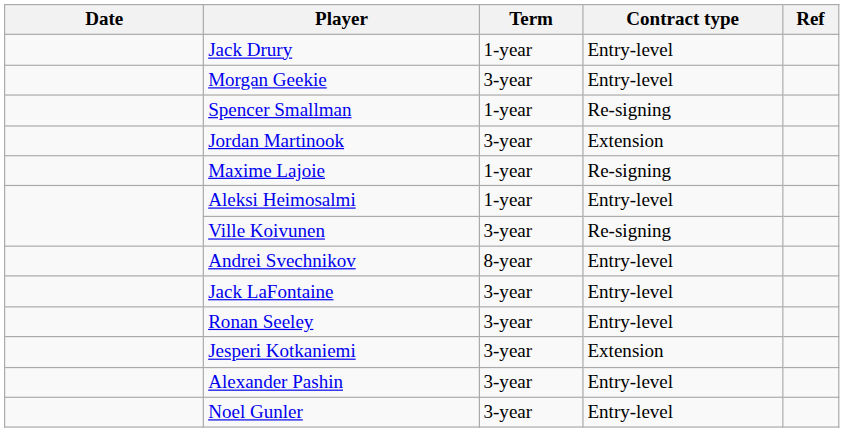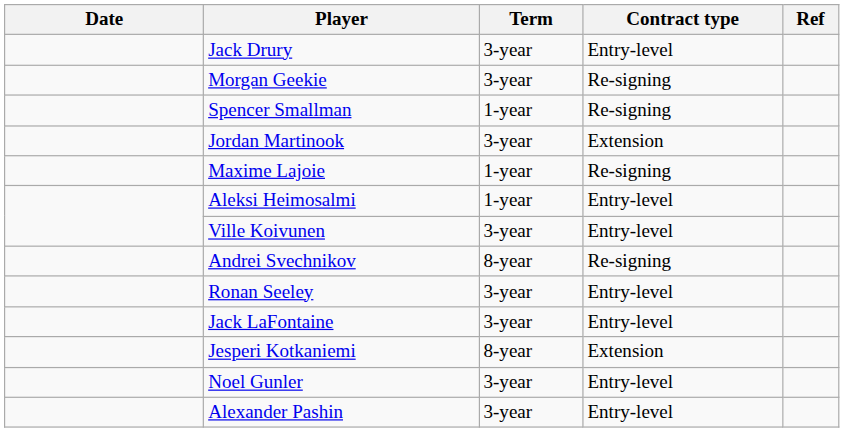(508, 49) 1-year -> (508, 49) 3-year
(630, 79) Entry-level -> (629, 79) Re-signing
(629, 230) Re-signing -> (630, 230) Entry-level
(630, 261) Entry-level -> (629, 261) Re-signing
rows swapped: (261, 321) <-> (271, 291)
(508, 351) 3-year -> (508, 351) 8-year
rows swapped: (255, 412) <-> (276, 381)
